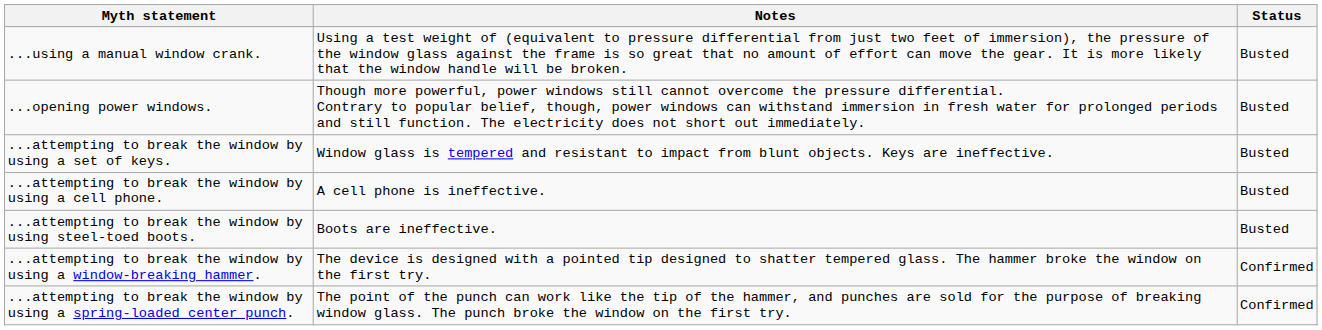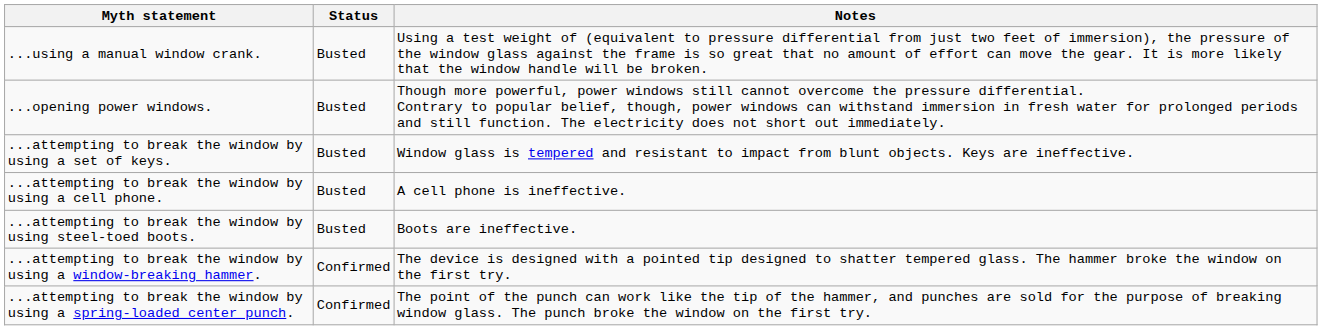columns swapped: (1277, 16) <-> (775, 16)
